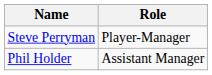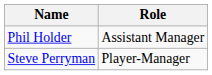rows swapped: (51, 37) <-> (40, 59)
